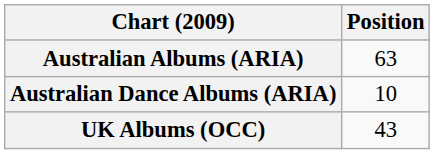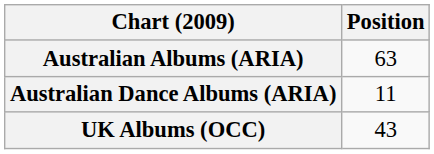(386, 93) 10 -> (386, 93) 11
